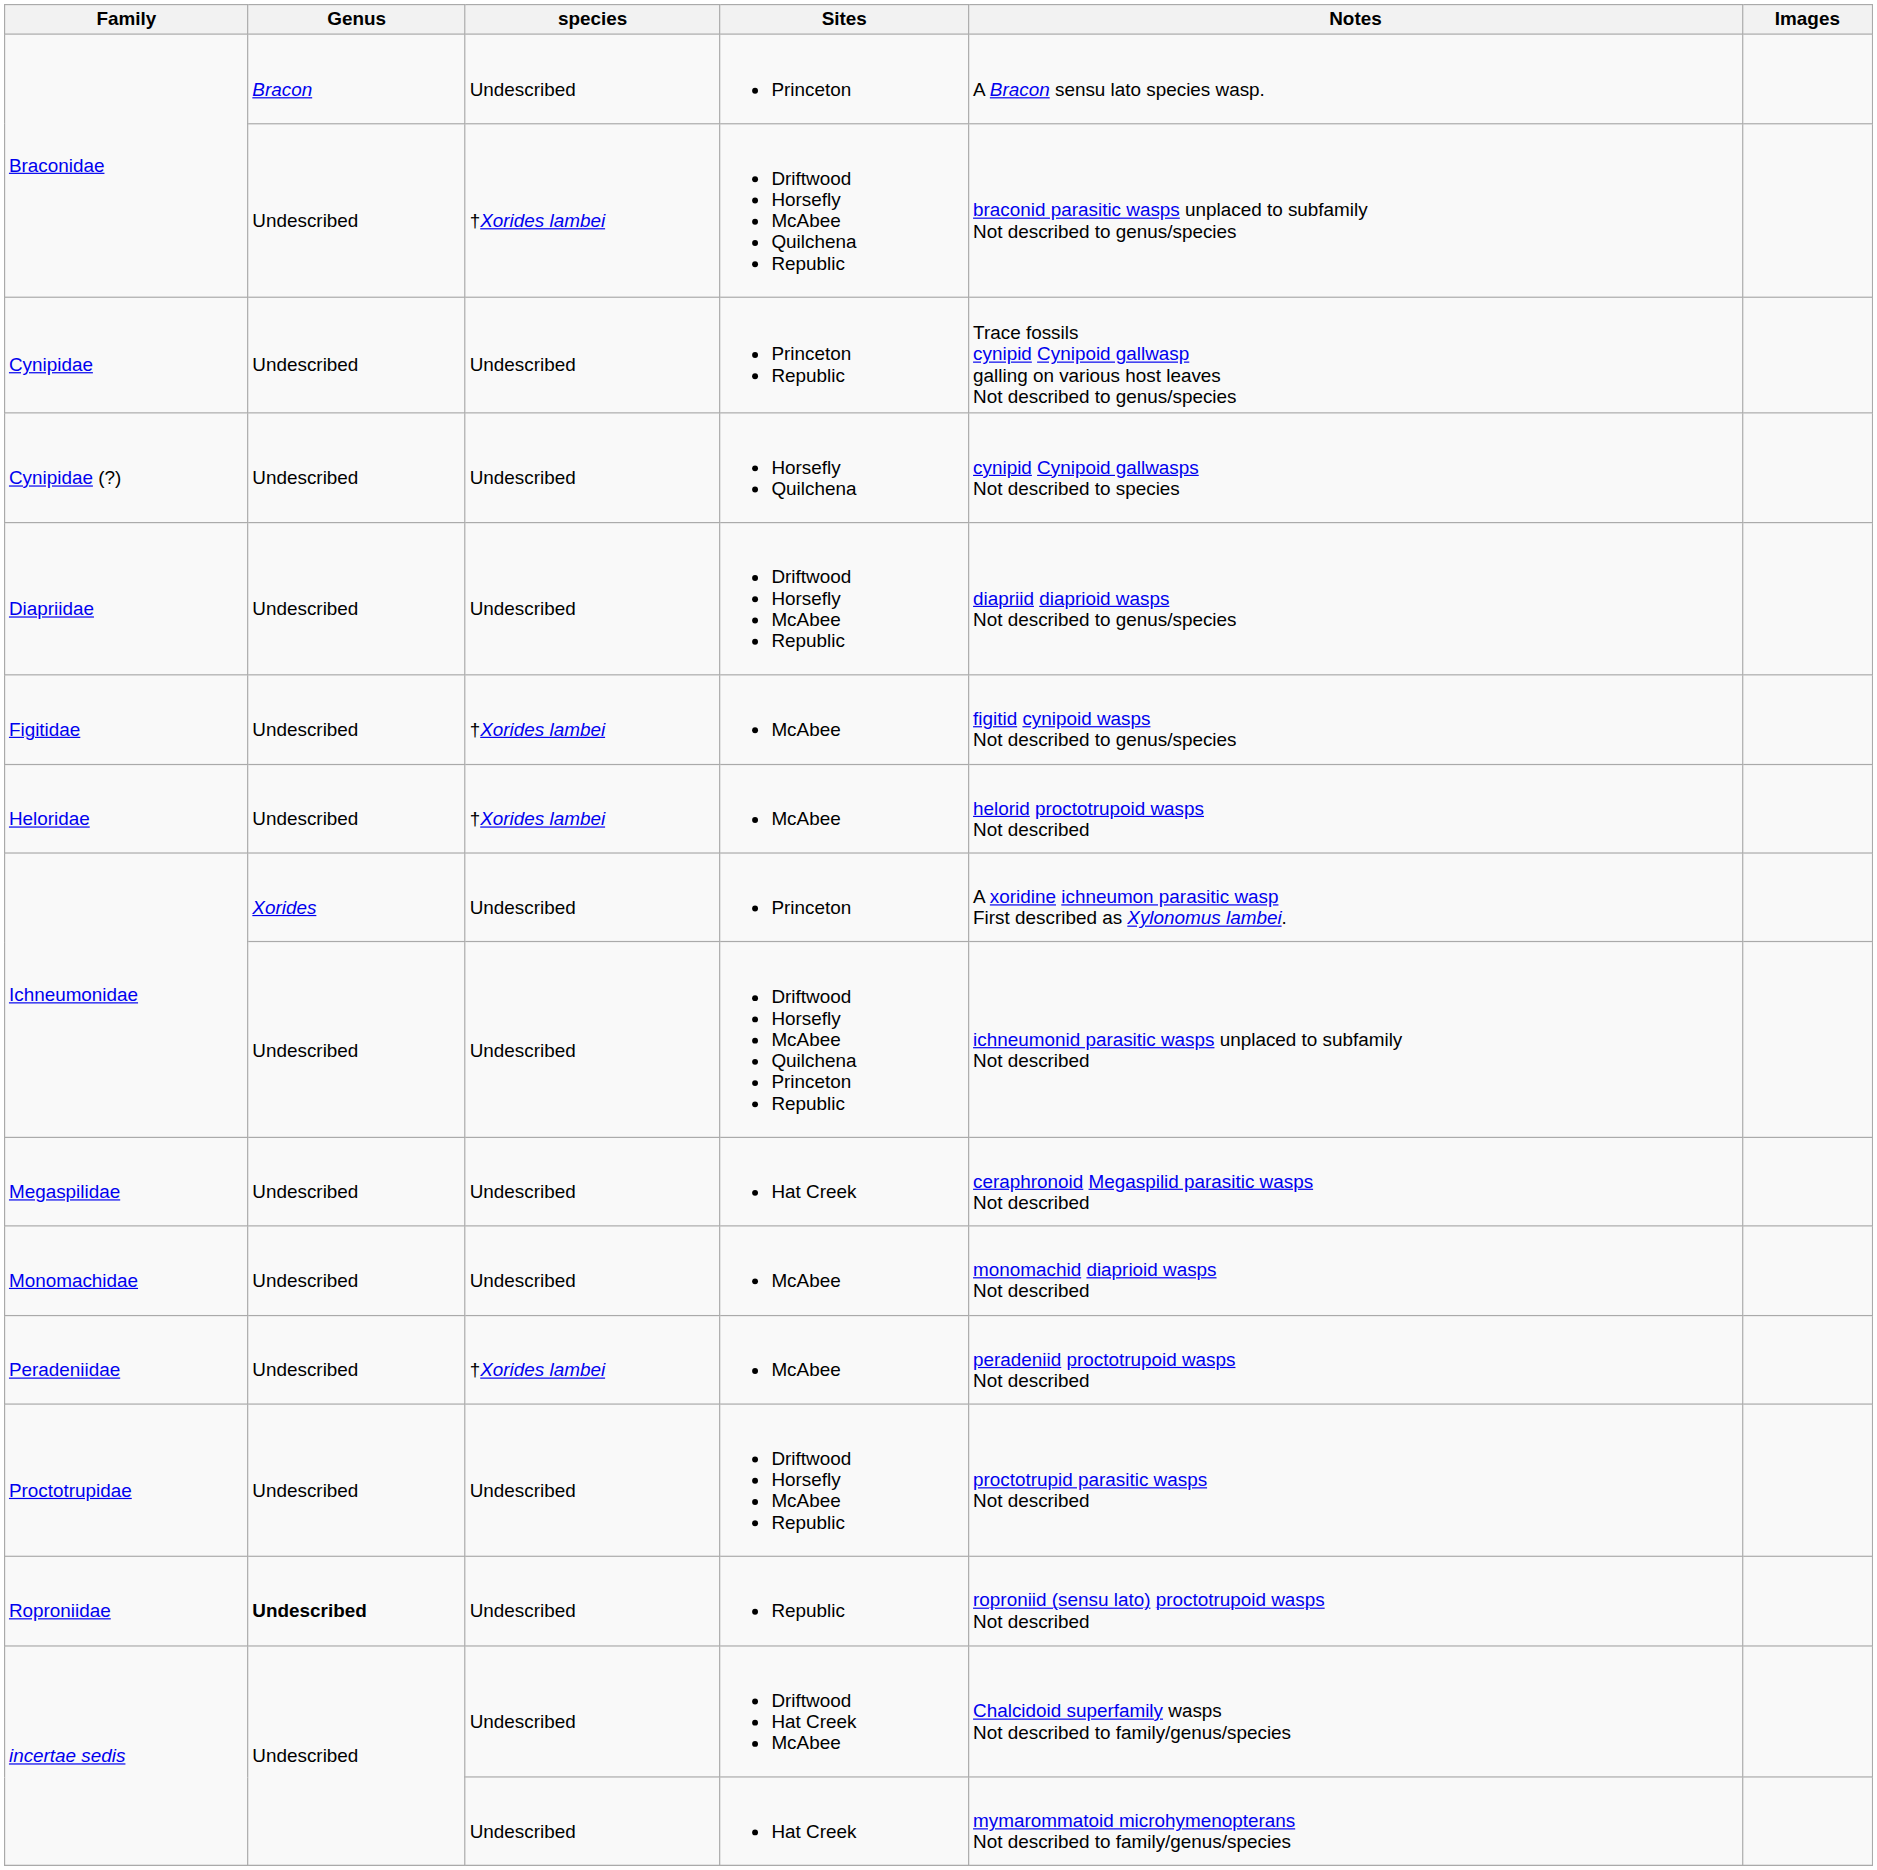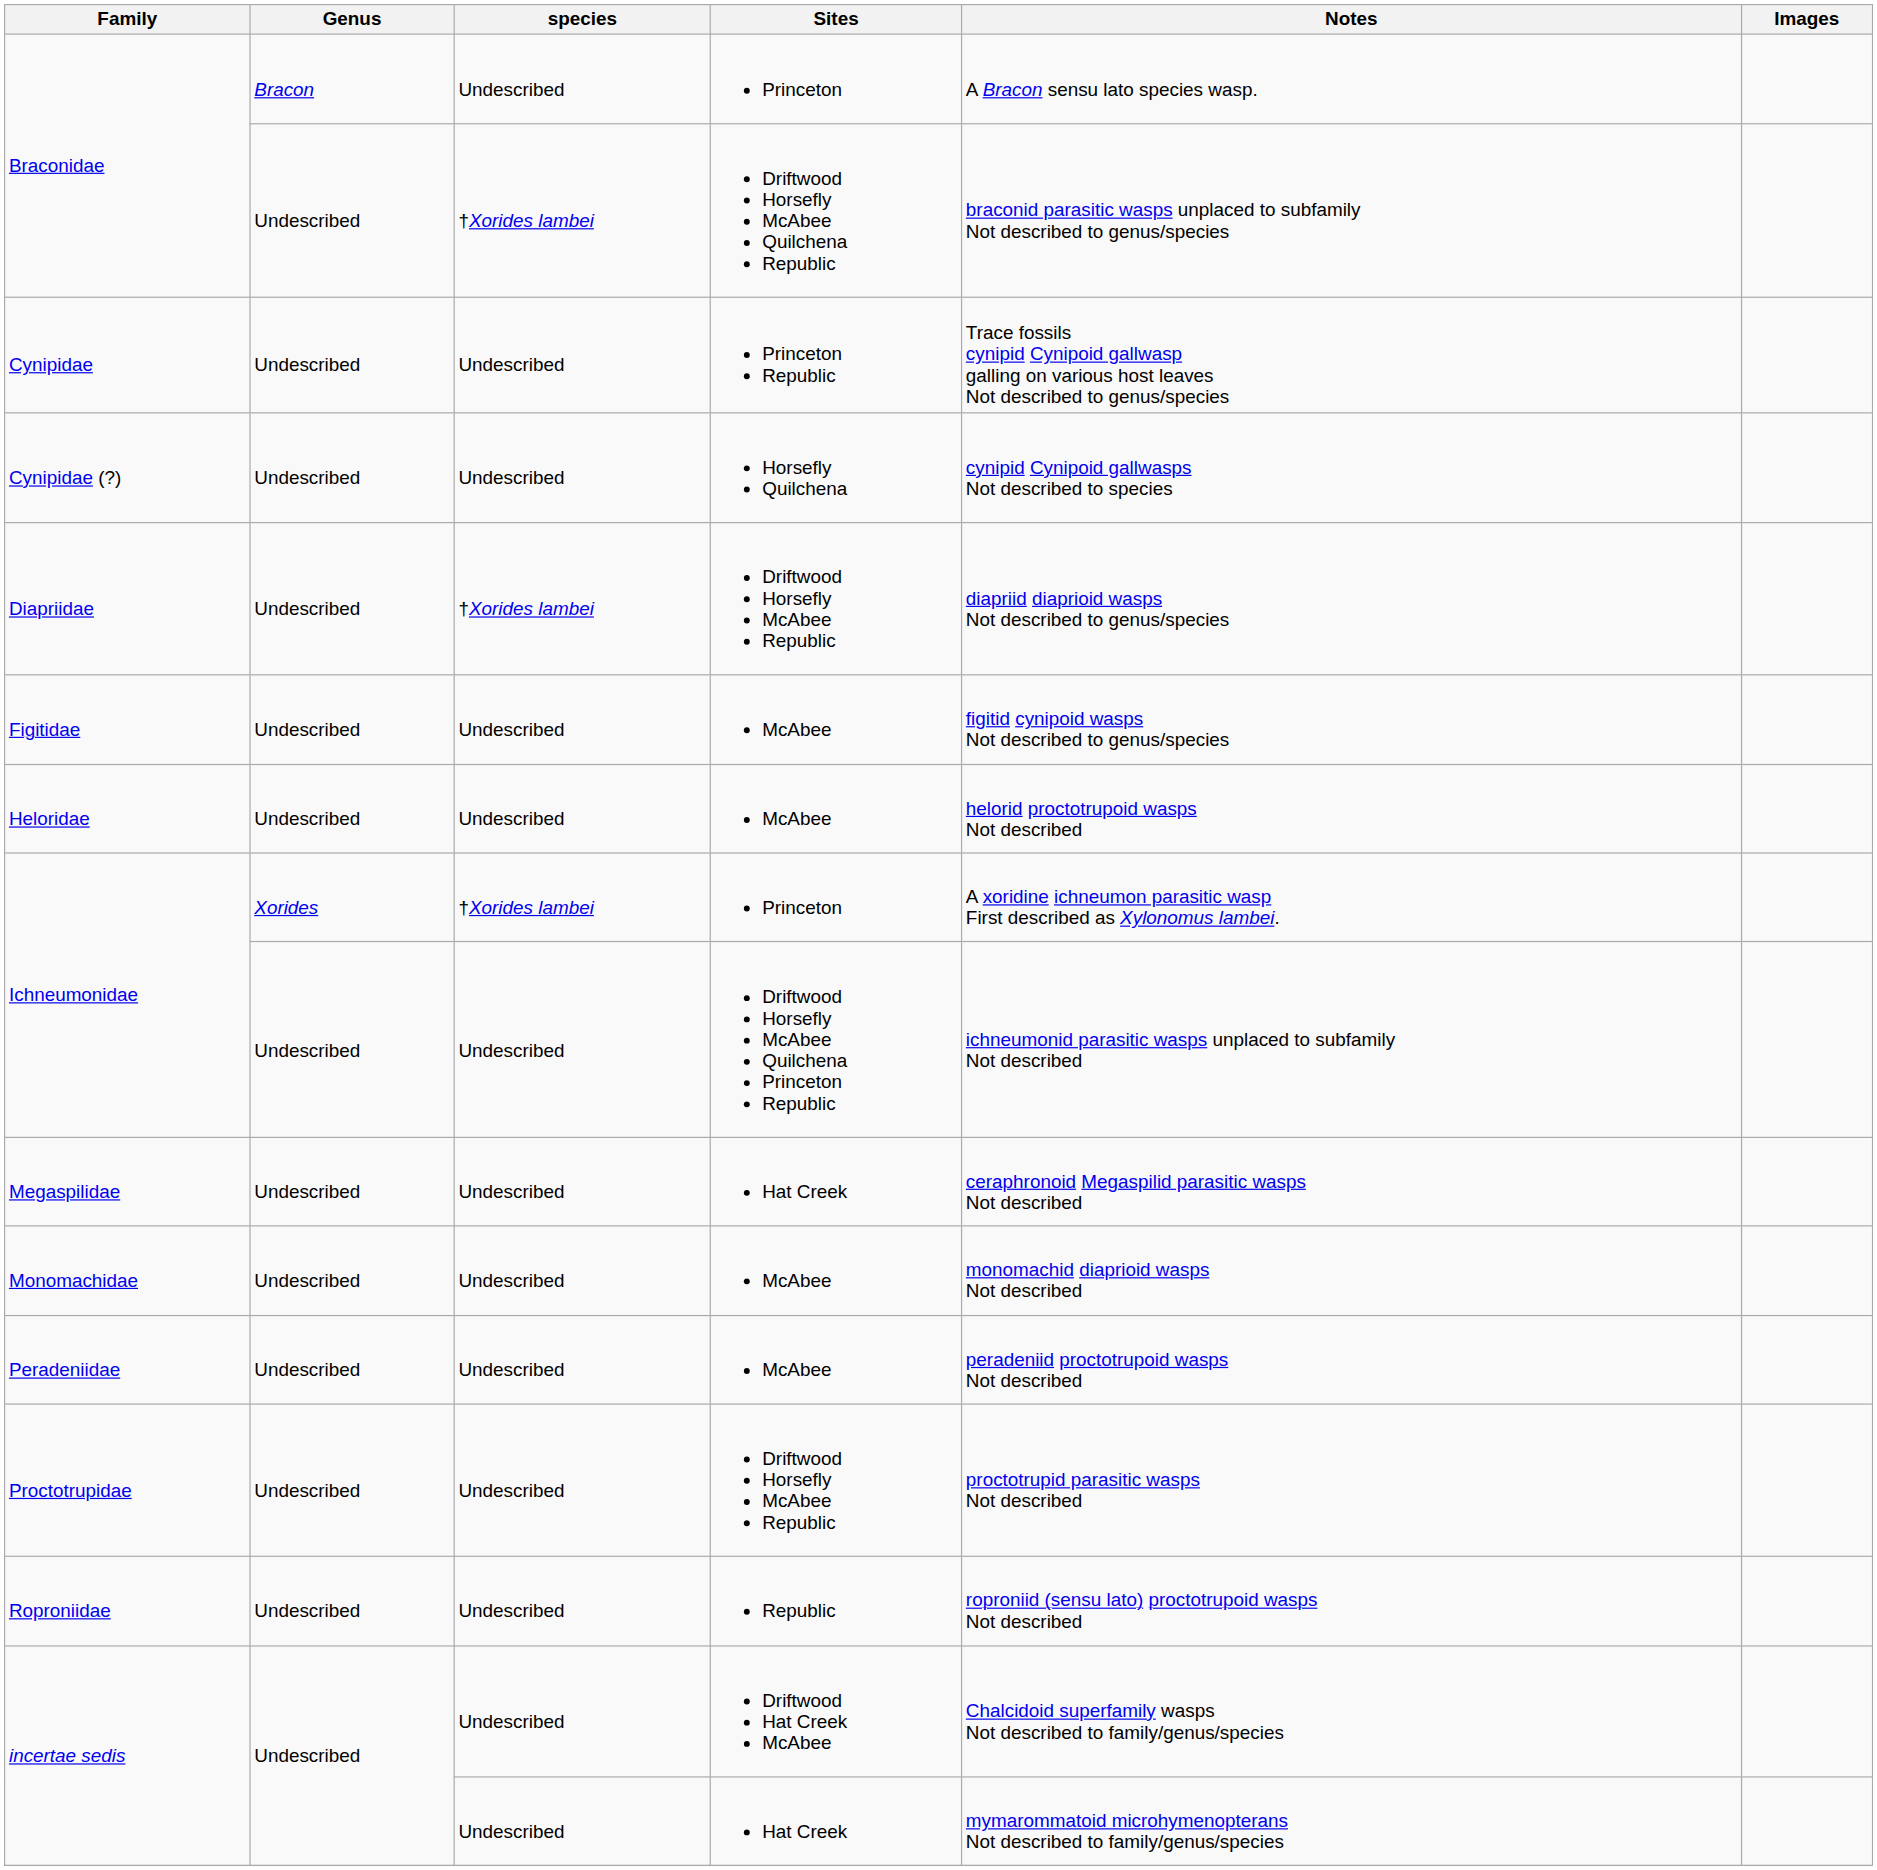(523, 609) Undescribed -> (526, 609) †Xorides lambei
(537, 730) †Xorides lambei -> (511, 730) Undescribed
(537, 819) †Xorides lambei -> (511, 819) Undescribed
(523, 908) Undescribed -> (526, 908) †Xorides lambei
(537, 1369) †Xorides lambei -> (511, 1369) Undescribed
(310, 1611) bold -> (307, 1611) normal
